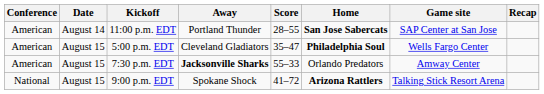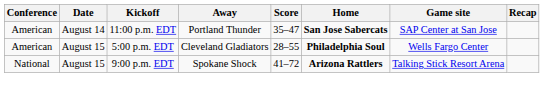(286, 30) 28–55 -> (286, 30) 35–47
(286, 47) 35–47 -> (286, 47) 28–55
- row: (143, 64)
